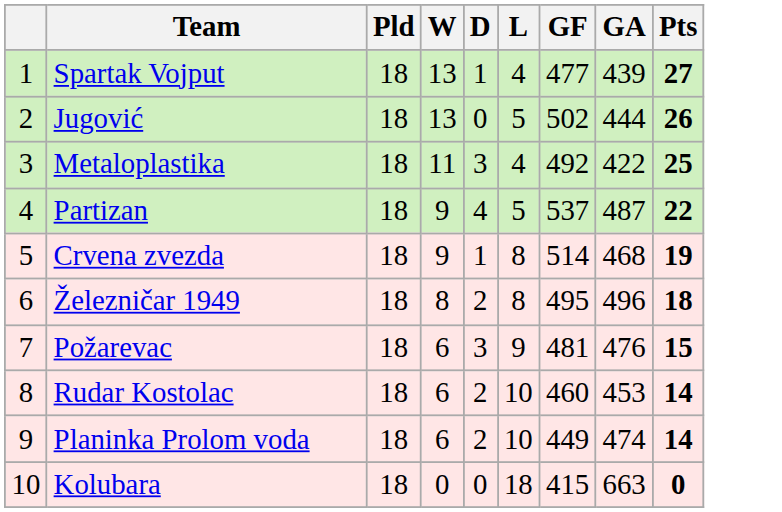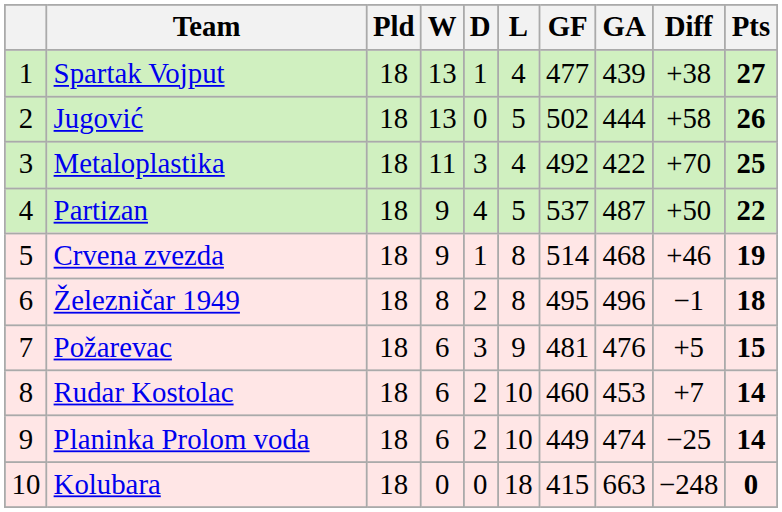+ column: (689, 27)
